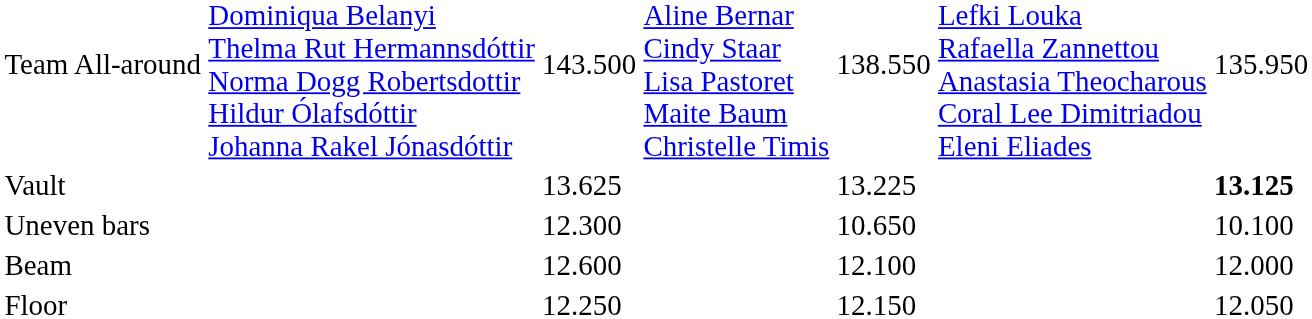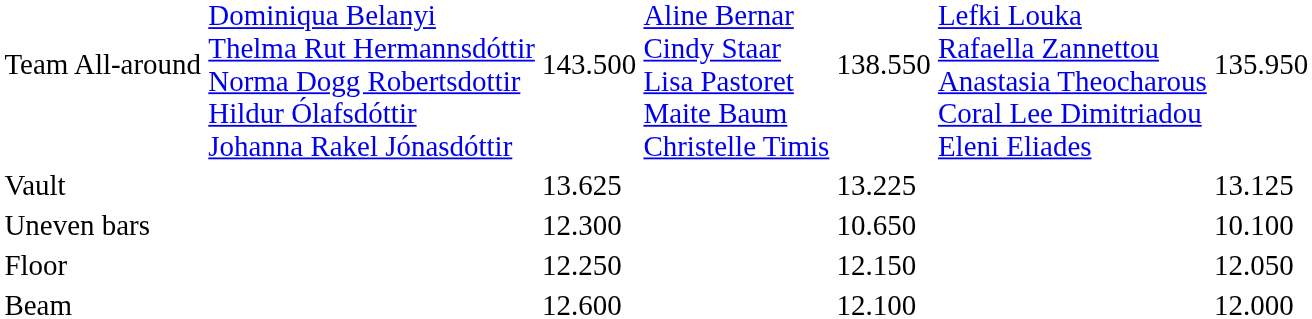(1254, 186) bold -> (1254, 186) normal
rows swapped: (38, 265) <-> (36, 305)
